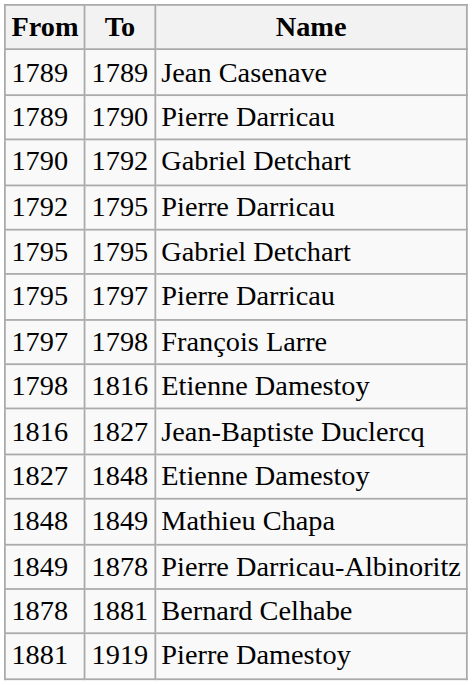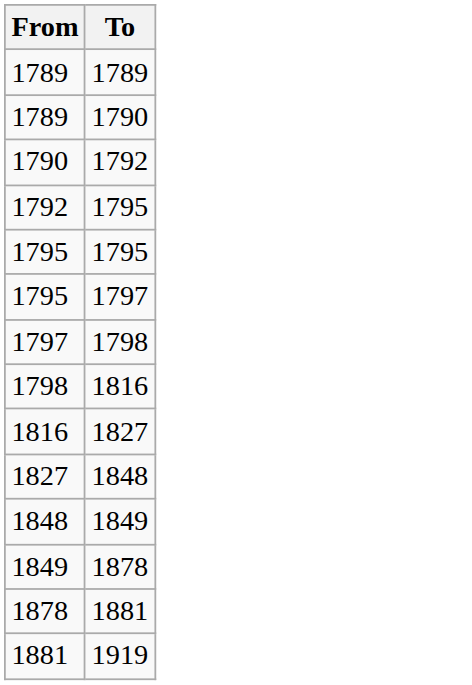- column: (311, 26)
